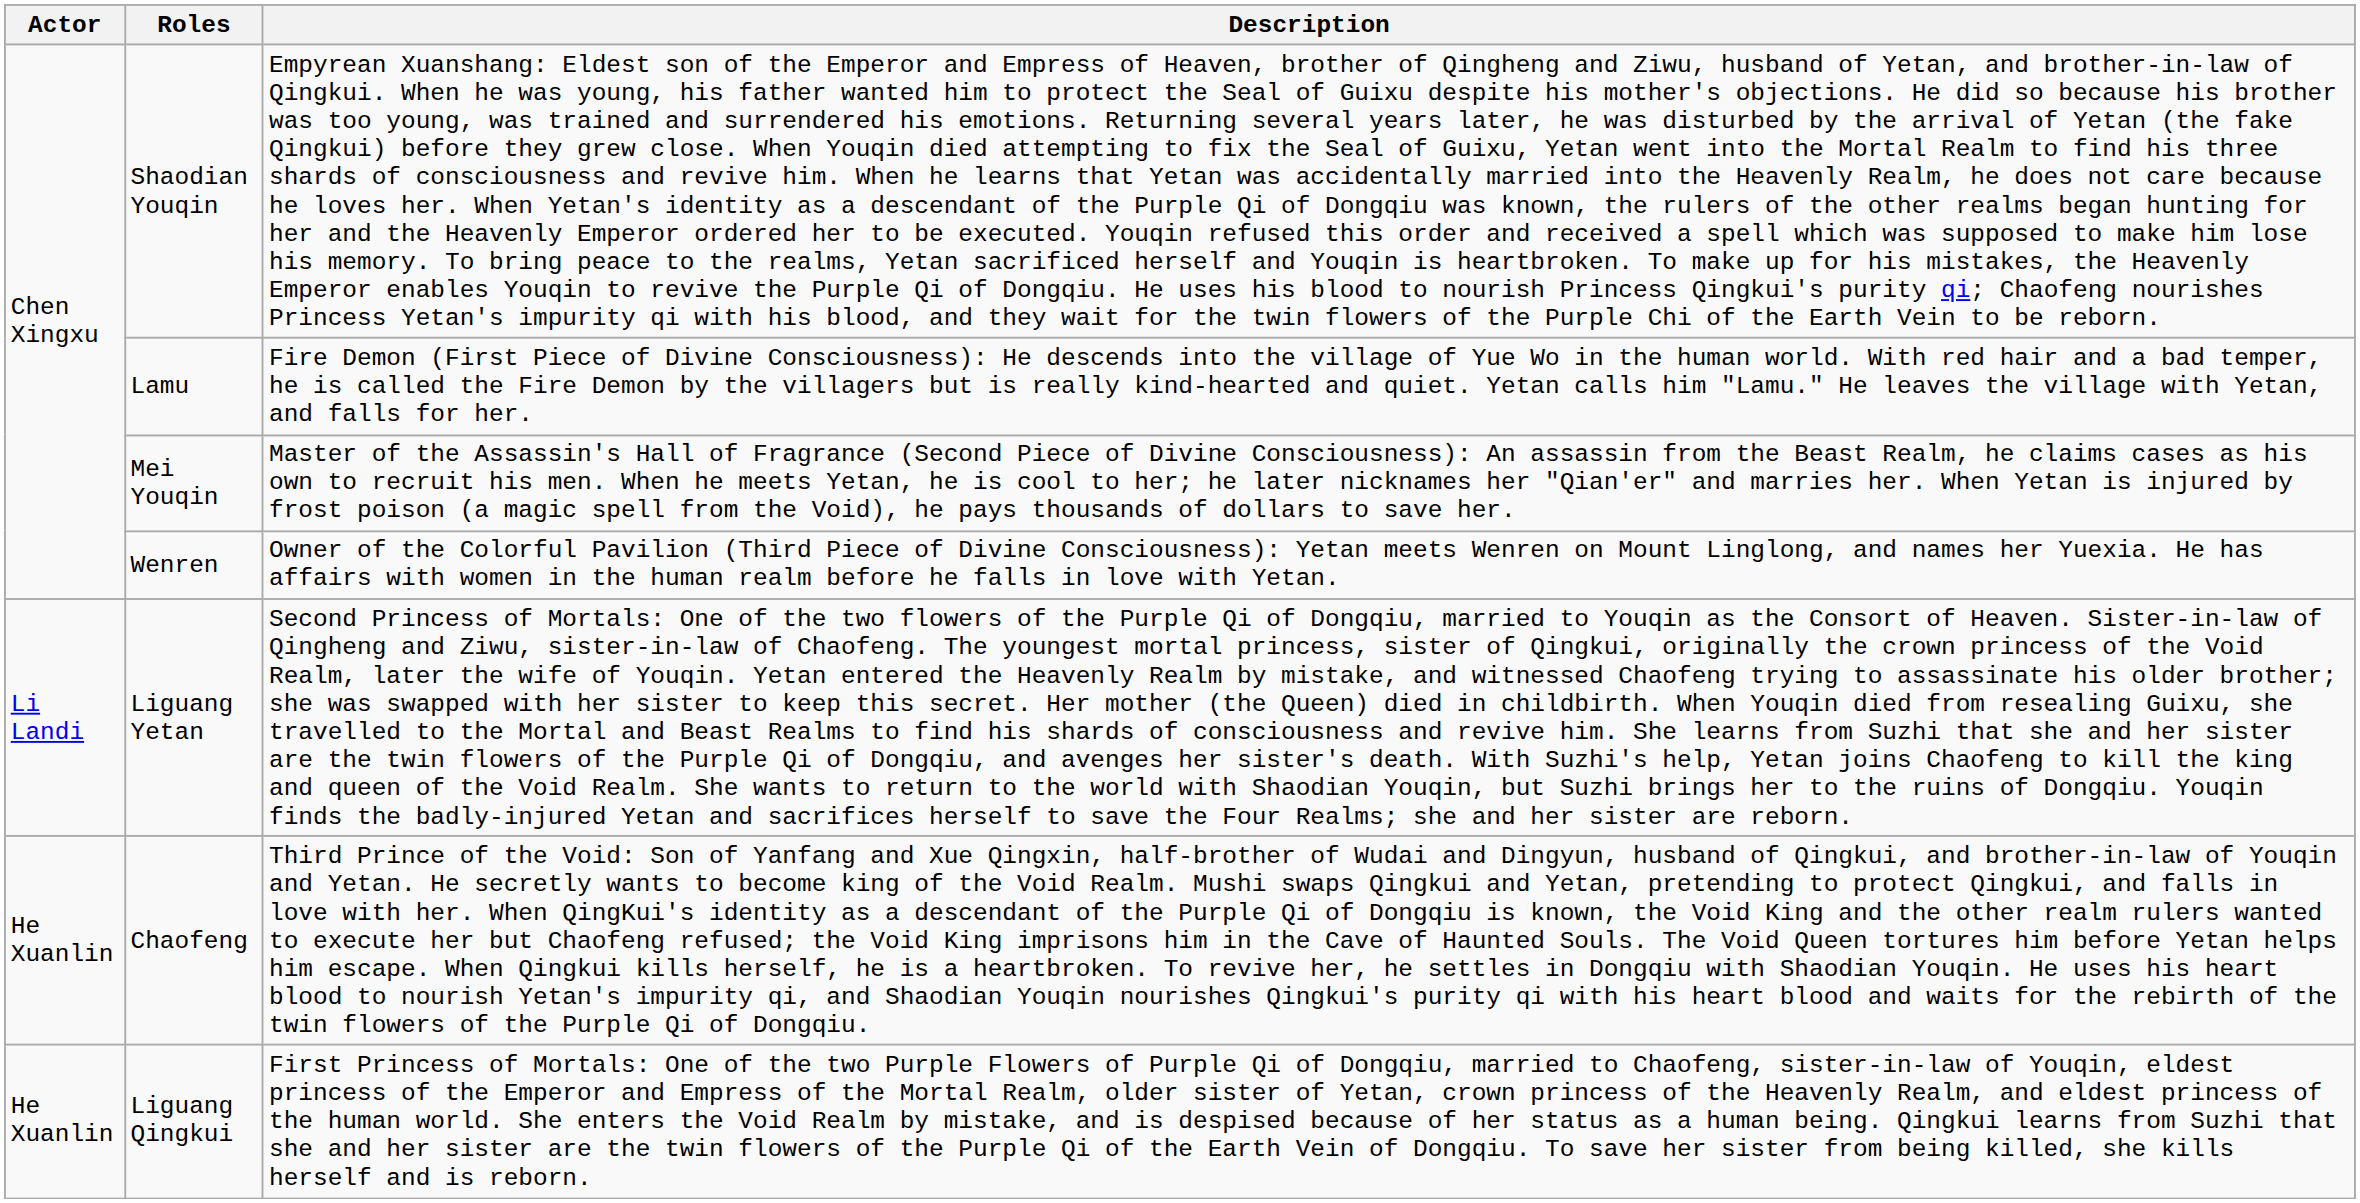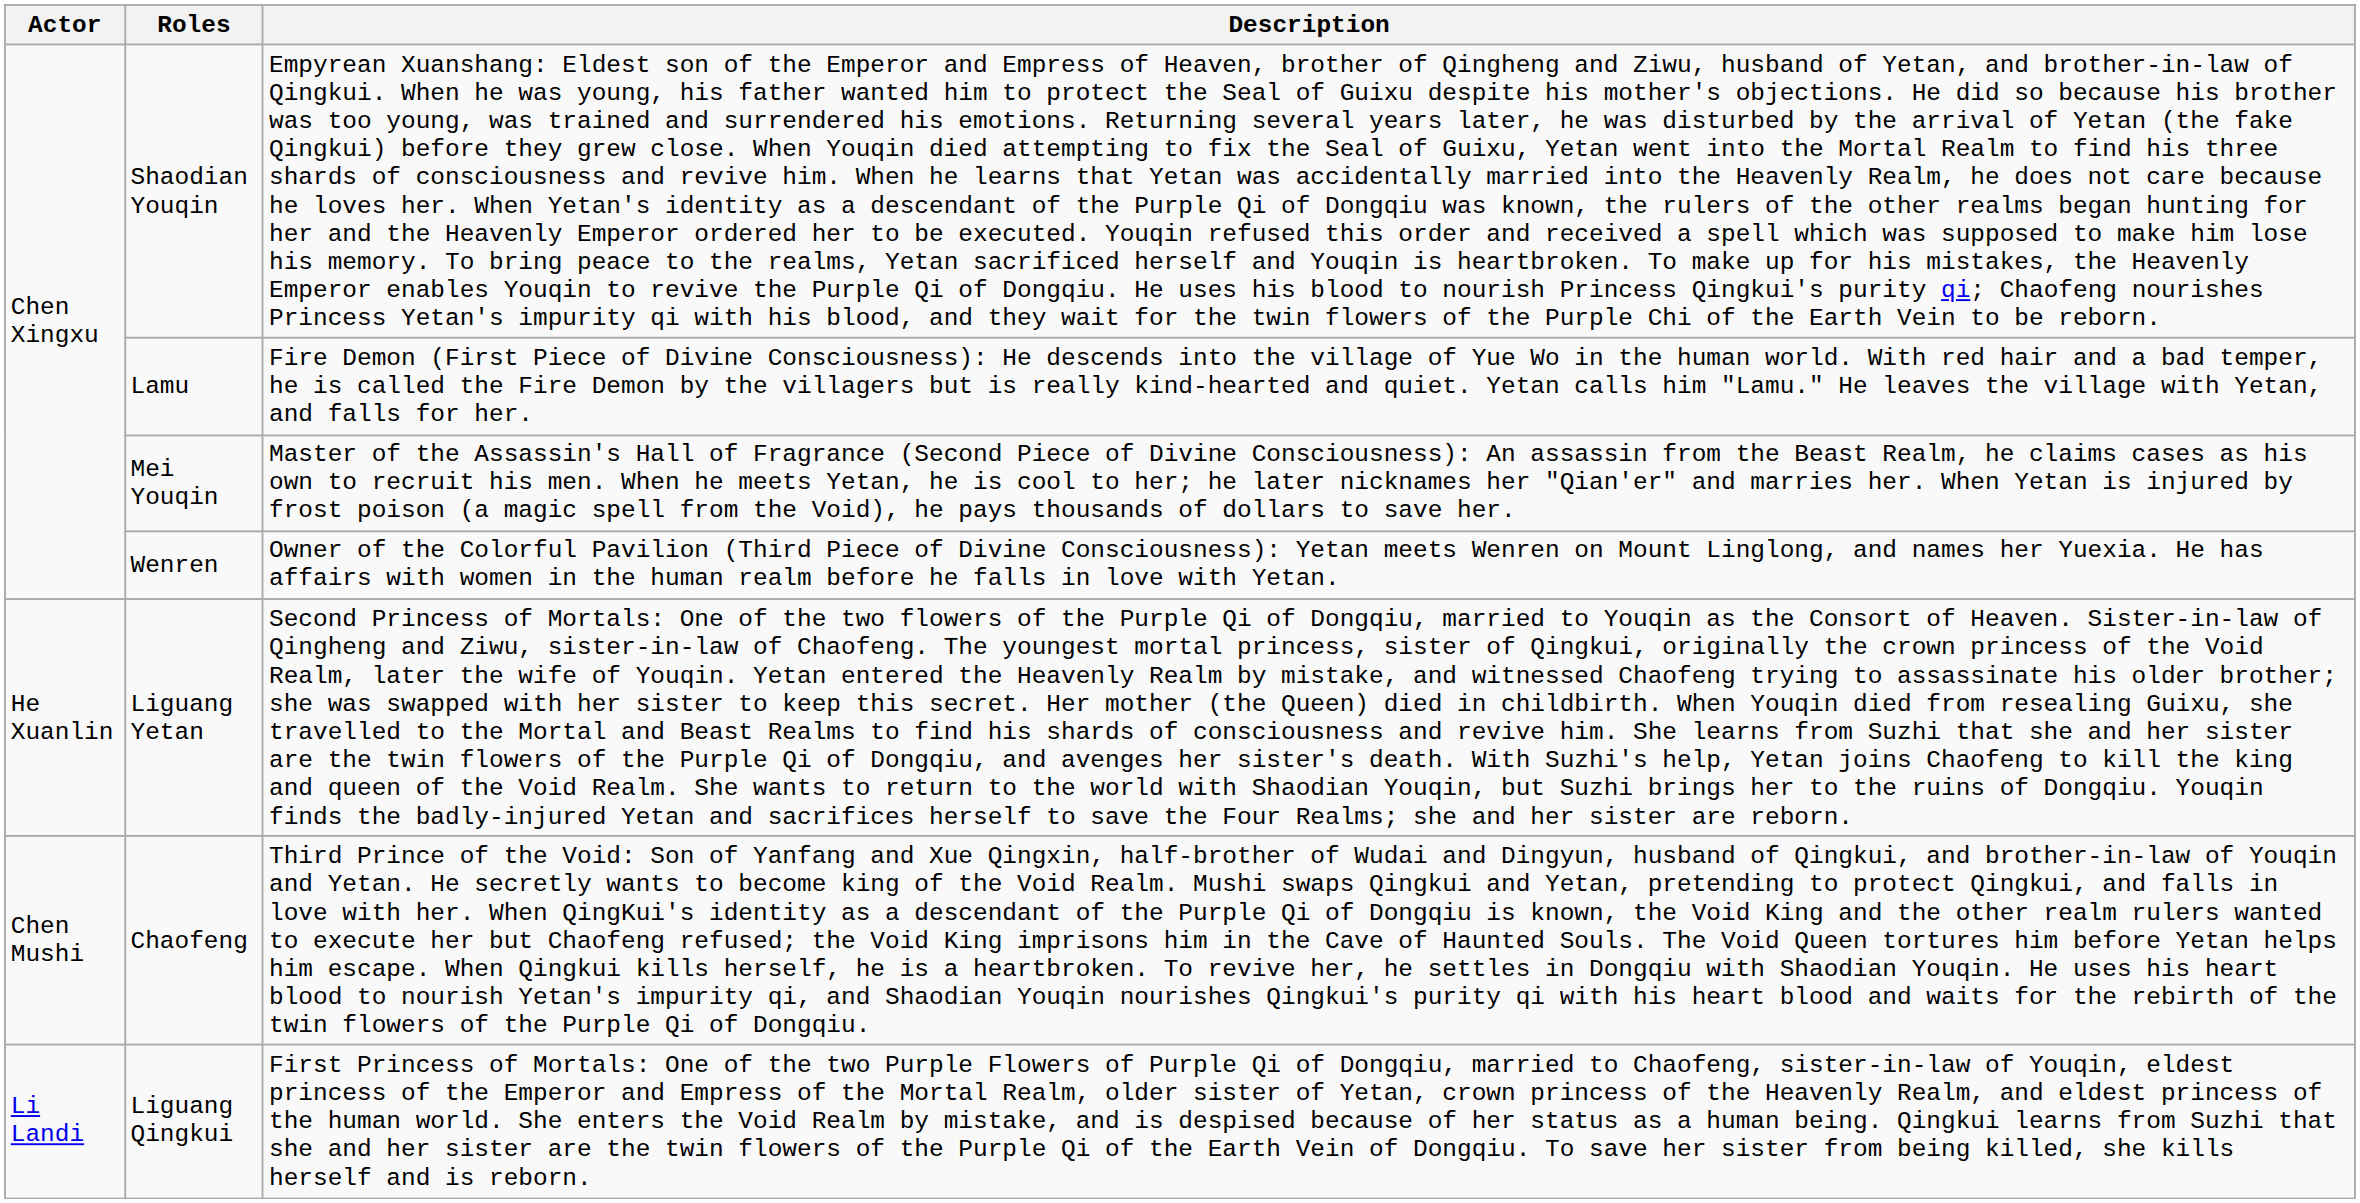(47, 718) Li Landi -> (62, 718) He Xuanlin
(62, 941) He Xuanlin -> (47, 941) Chen Mushi
(62, 1121) He Xuanlin -> (47, 1121) Li Landi
